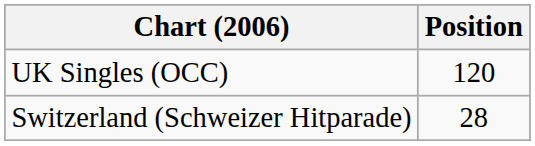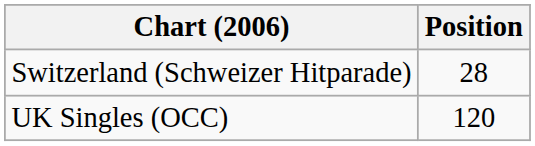rows swapped: (212, 117) <-> (120, 72)
